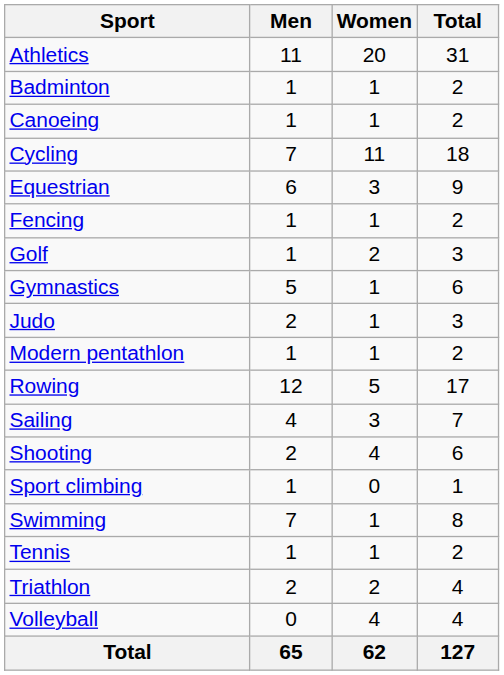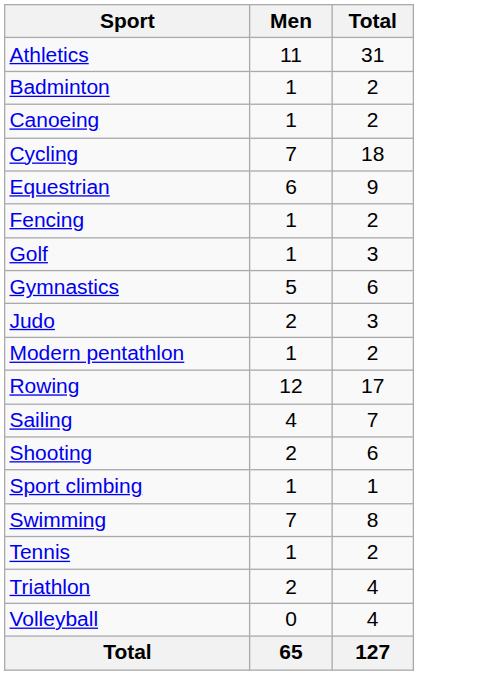- column: (374, 21)
